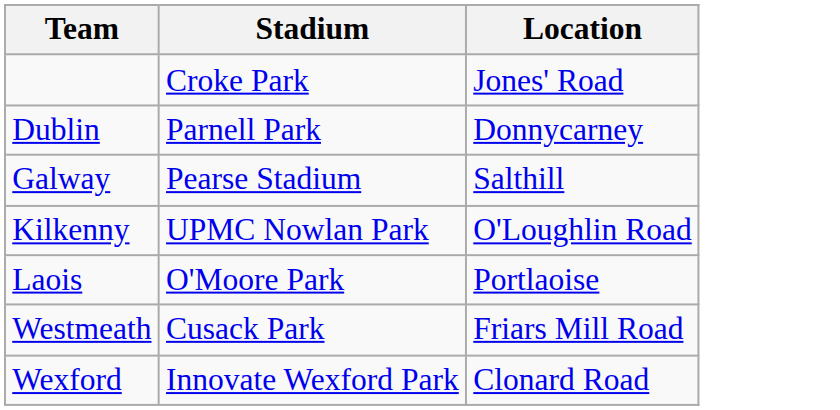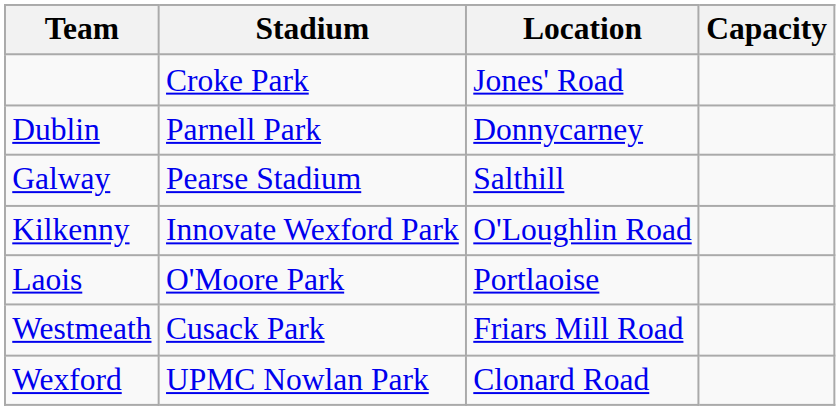+ column: (767, 29)
(297, 229) UPMC Nowlan Park -> (312, 229) Innovate Wexford Park
(312, 379) Innovate Wexford Park -> (297, 379) UPMC Nowlan Park
